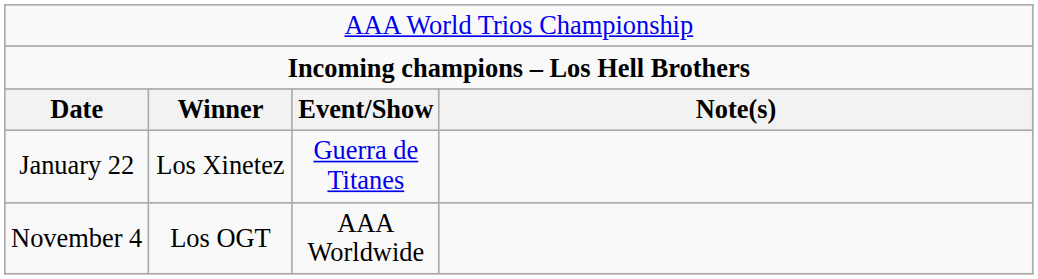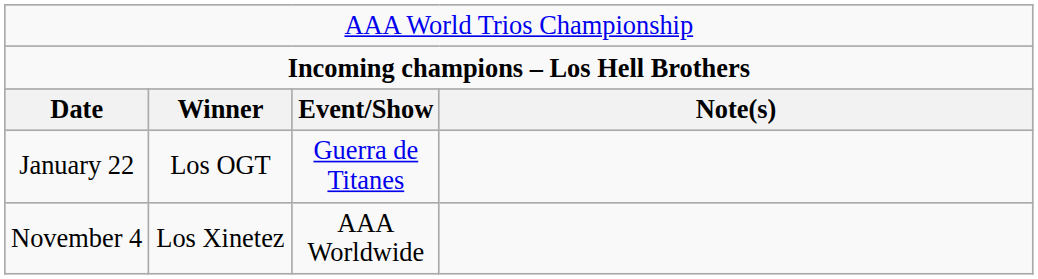(220, 165) Los Xinetez -> (220, 165) Los OGT
(220, 237) Los OGT -> (220, 237) Los Xinetez
